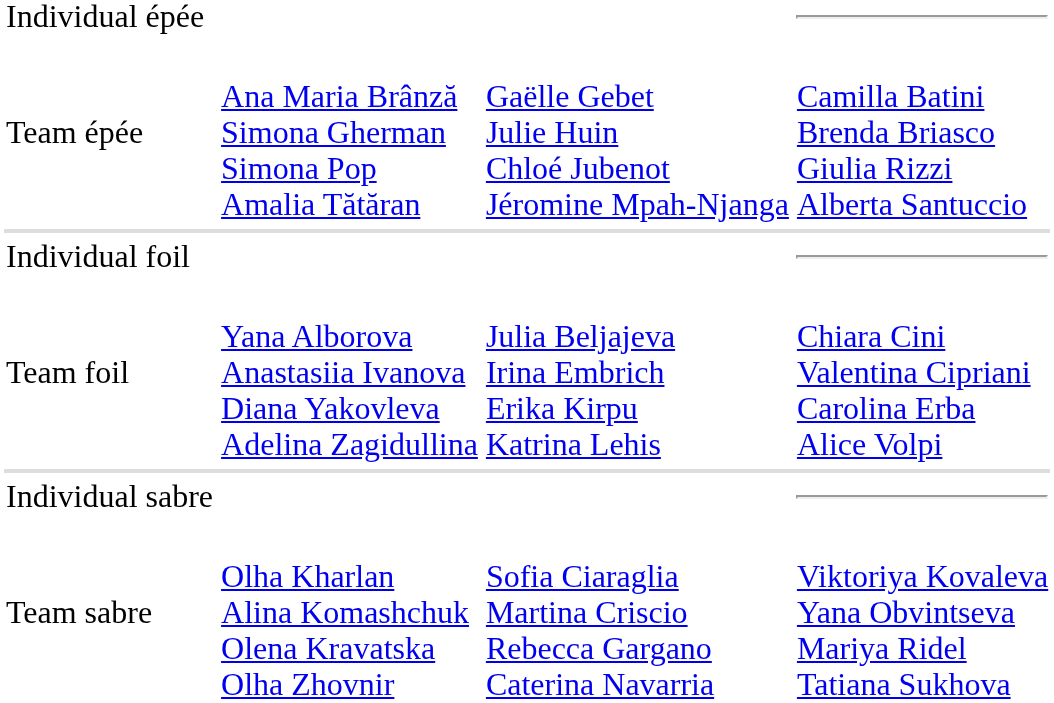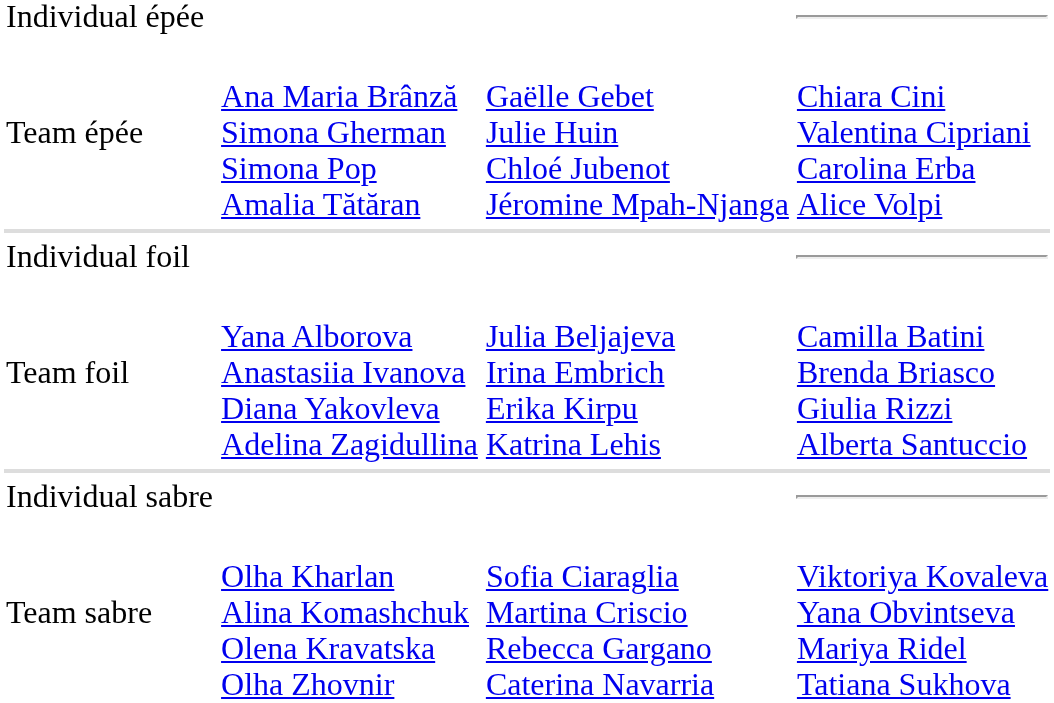(912, 150) Camilla Batini Brenda Briasco Giulia Rizzi Alberta Santuccio -> (914, 150) Chiara Cini Valentina Cipriani Carolina Erba Alice Volpi
(914, 390) Chiara Cini Valentina Cipriani Carolina Erba Alice Volpi -> (912, 390) Camilla Batini Brenda Briasco Giulia Rizzi Alberta Santuccio
